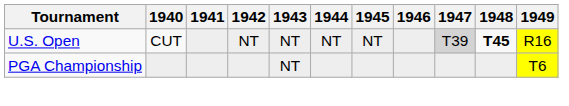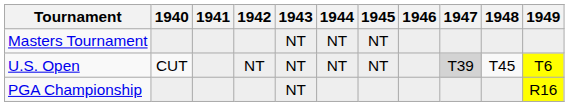+ row: (78, 41)
(496, 41) bold -> (502, 65) normal
(538, 41) R16 -> (543, 65) T6
(538, 65) T6 -> (543, 90) R16
